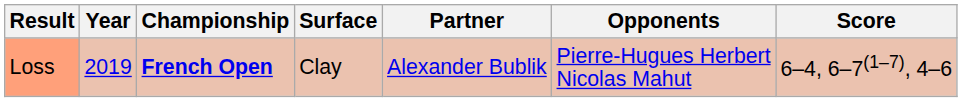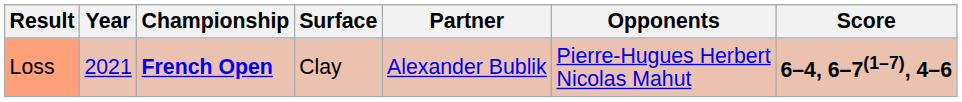(108, 67) 2019 -> (108, 67) 2021
(866, 67) normal -> (866, 67) bold
